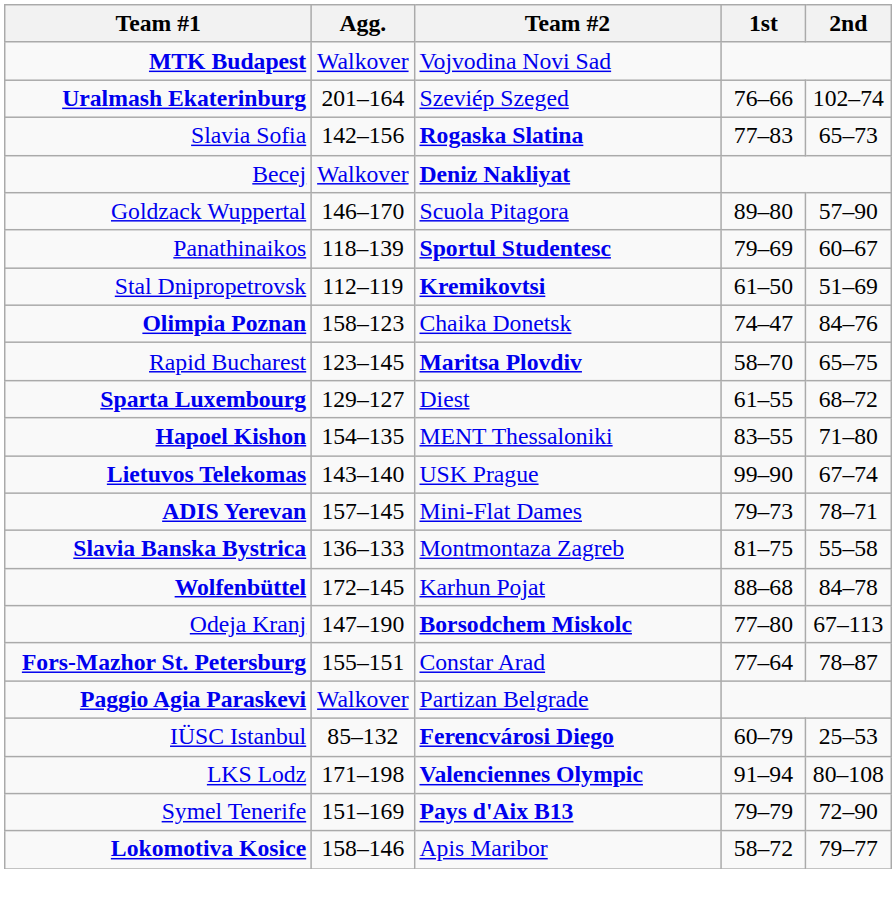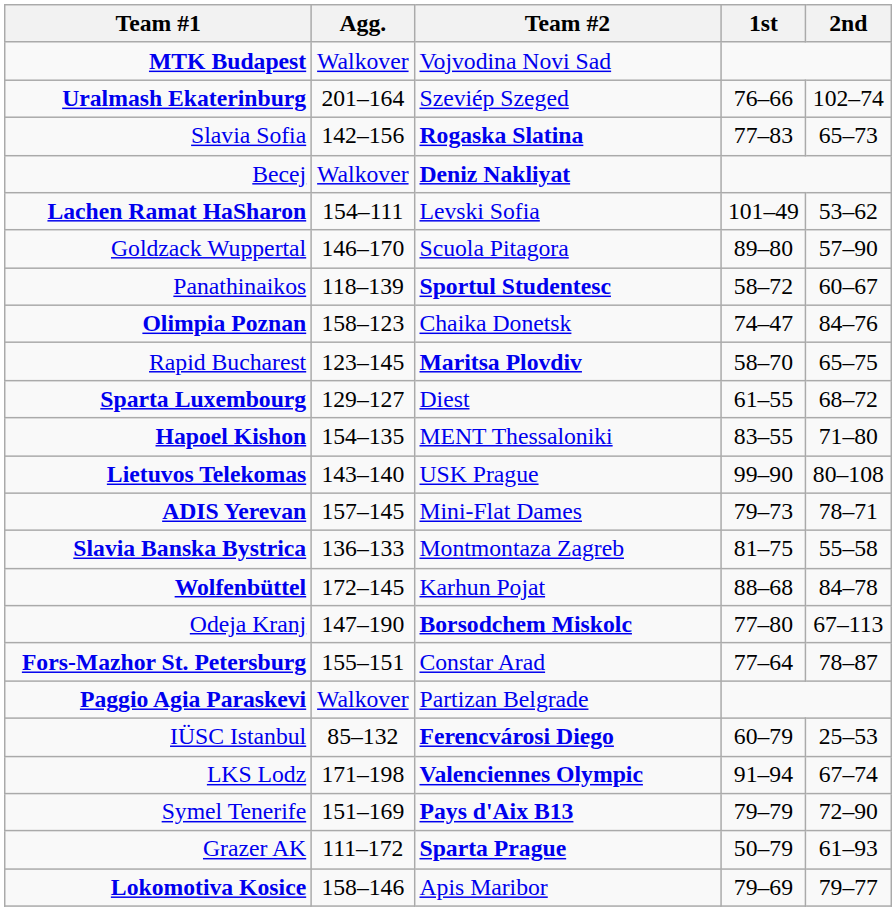+ row: (177, 211)
(763, 248) 79–69 -> (763, 286) 58–72
- row: (210, 286)
(848, 473) 67–74 -> (848, 473) 80–108
(848, 774) 80–108 -> (848, 774) 67–74
+ row: (255, 849)
(763, 849) 58–72 -> (763, 887) 79–69
